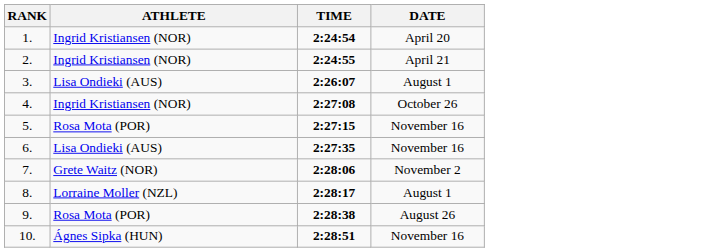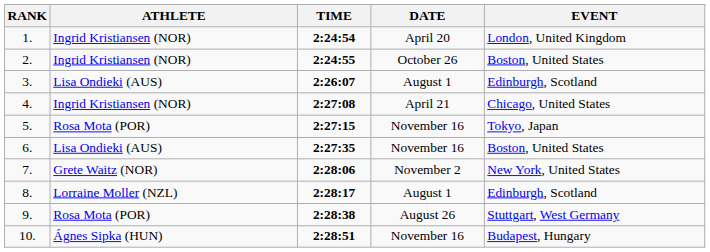+ column: (594, 15)
(427, 60) April 21 -> (427, 60) October 26
(427, 104) October 26 -> (427, 104) April 21
